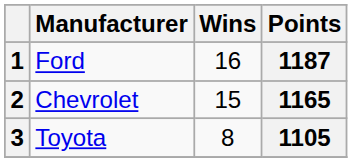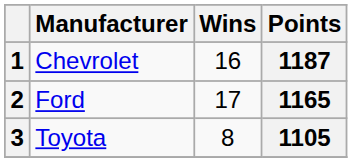(60, 61) Ford -> (87, 61) Chevrolet
(87, 99) Chevrolet -> (60, 99) Ford
(228, 99) 15 -> (228, 99) 17
